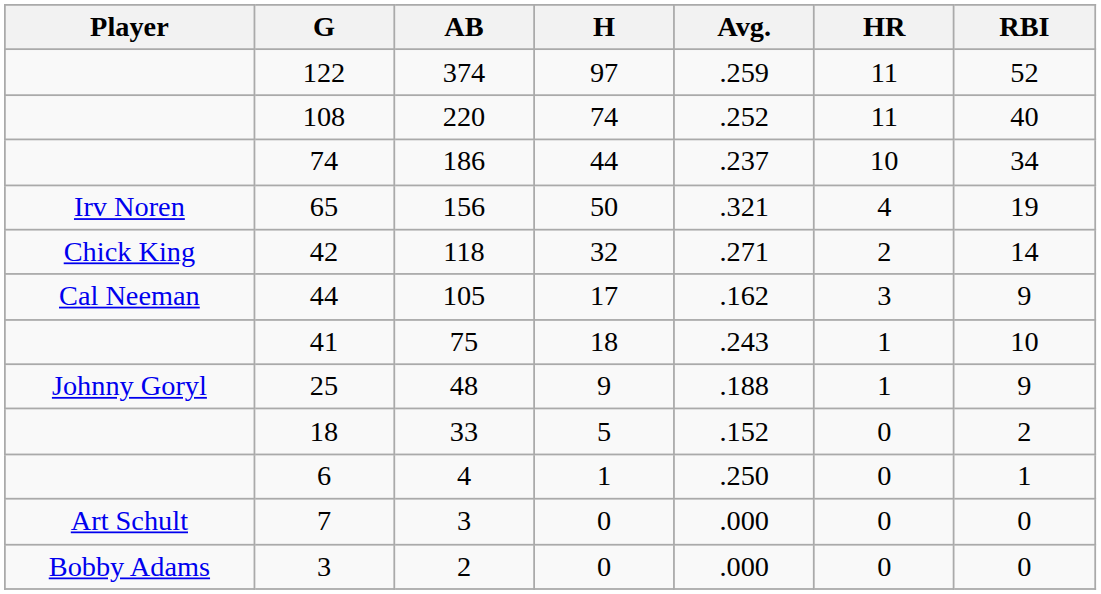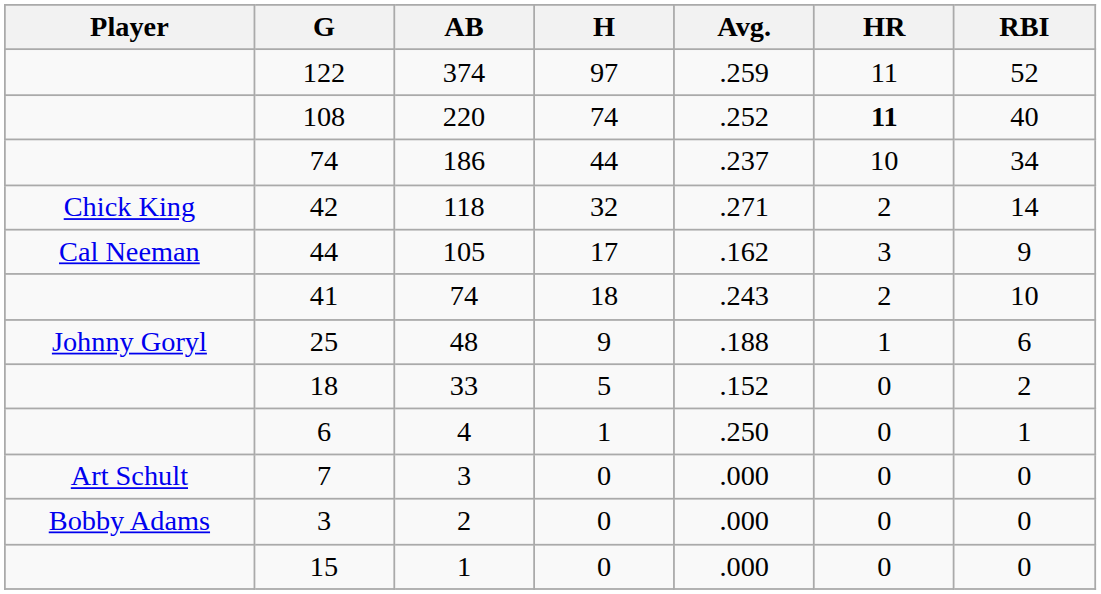(884, 116) normal -> (884, 116) bold
- row: (324, 206)
(464, 341) 75 -> (464, 296) 74
(884, 341) 1 -> (884, 296) 2
(1024, 386) 9 -> (1024, 341) 6
+ row: (324, 565)
